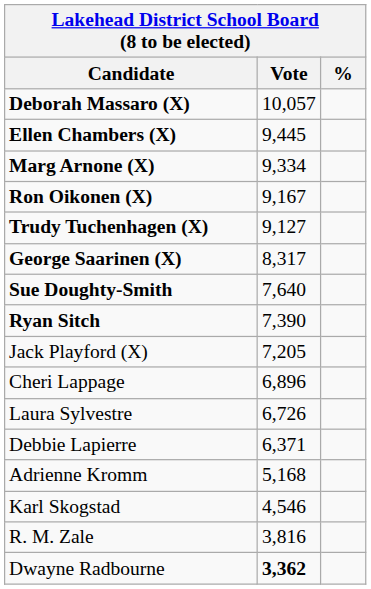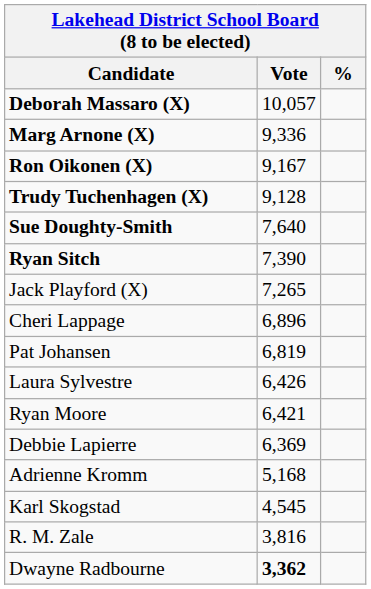- row: (93, 134)
(284, 165) 9,334 -> (284, 134) 9,336
(284, 227) 9,127 -> (284, 196) 9,128
- row: (95, 258)
(284, 351) 7,205 -> (284, 289) 7,265
+ row: (60, 351)
(284, 413) 6,726 -> (284, 382) 6,426
+ row: (58, 413)
(284, 444) 6,371 -> (284, 444) 6,369
(284, 506) 4,546 -> (284, 506) 4,545
